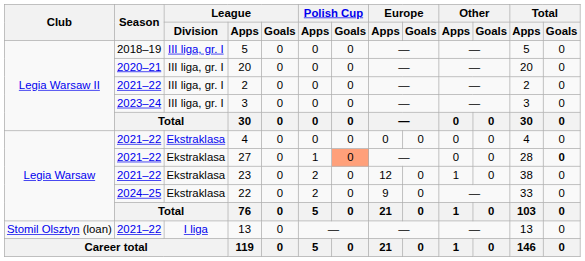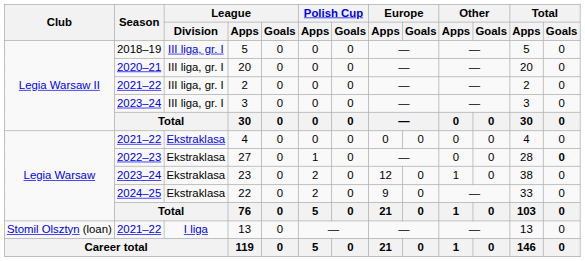(139, 157) 2021–22 -> (139, 157) 2022–23
(350, 157) lightsalmon background -> (350, 157) no background
(139, 175) 2021–22 -> (139, 175) 2023–24
